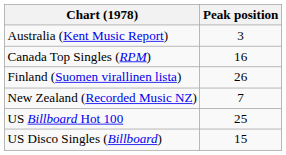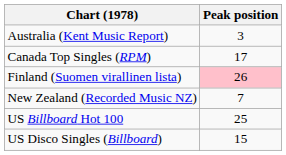(241, 56) 16 -> (241, 56) 17
(241, 77) no background -> (241, 77) pink background
